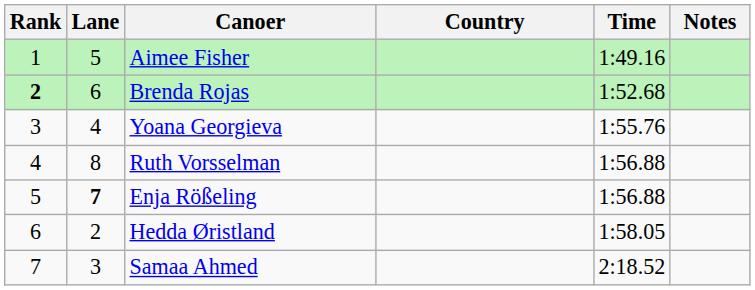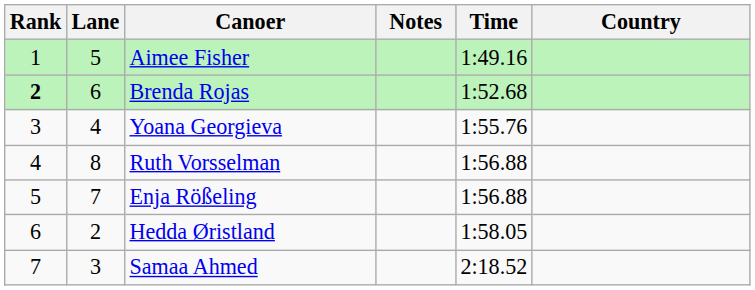columns swapped: (485, 22) <-> (710, 22)
(95, 197) bold -> (95, 197) normal
